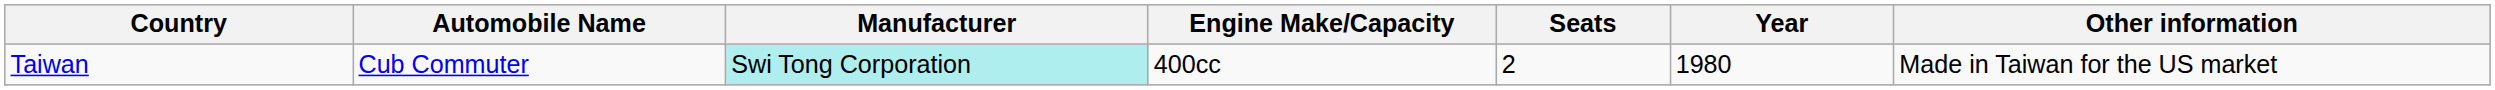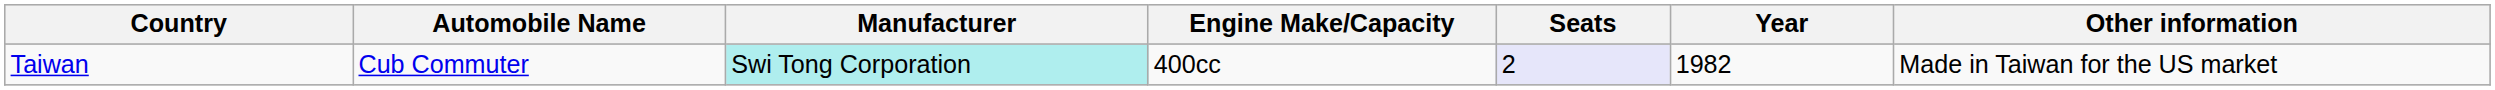(1509, 64) no background -> (1509, 64) lavender background
(1704, 64) 1980 -> (1704, 64) 1982
